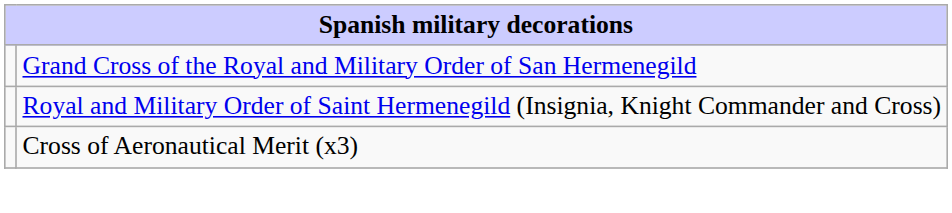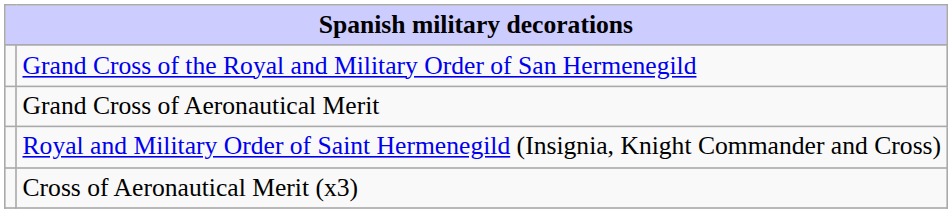+ row: (201, 106)
